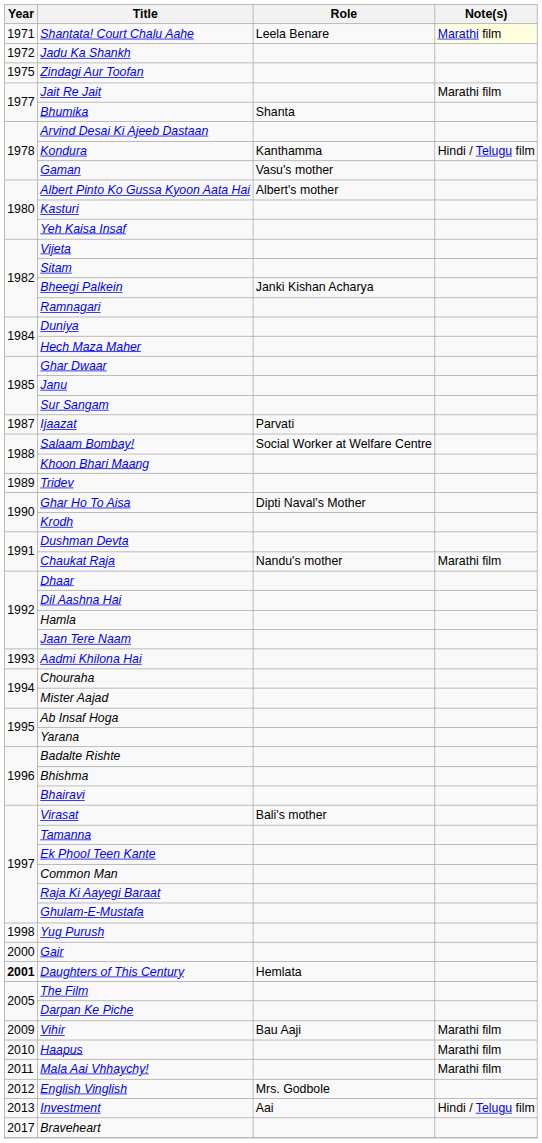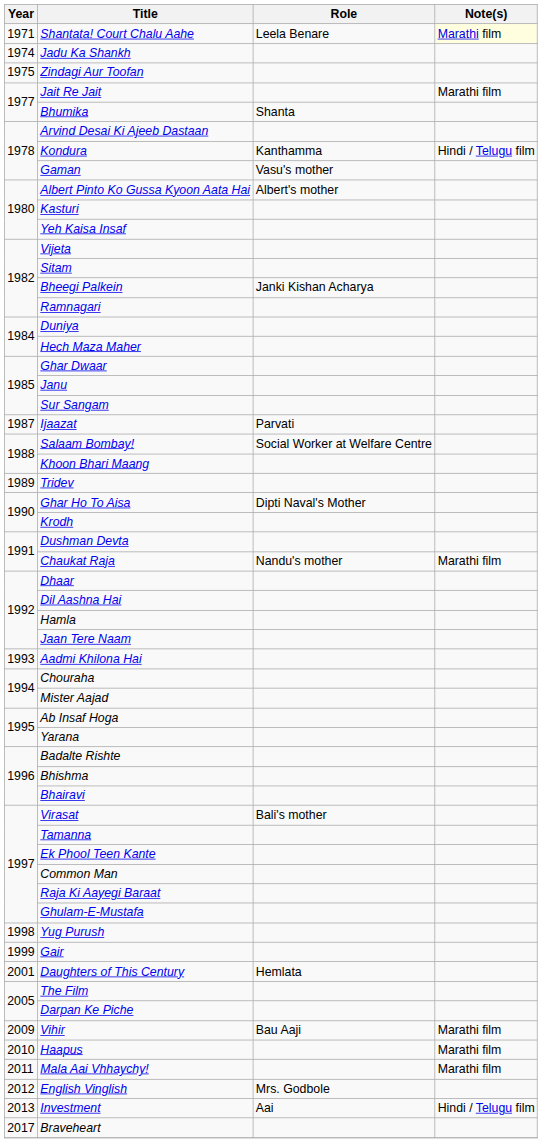(21, 53) 1972 -> (21, 53) 1974
(21, 952) 2000 -> (21, 952) 1999
(21, 971) bold -> (21, 971) normal
